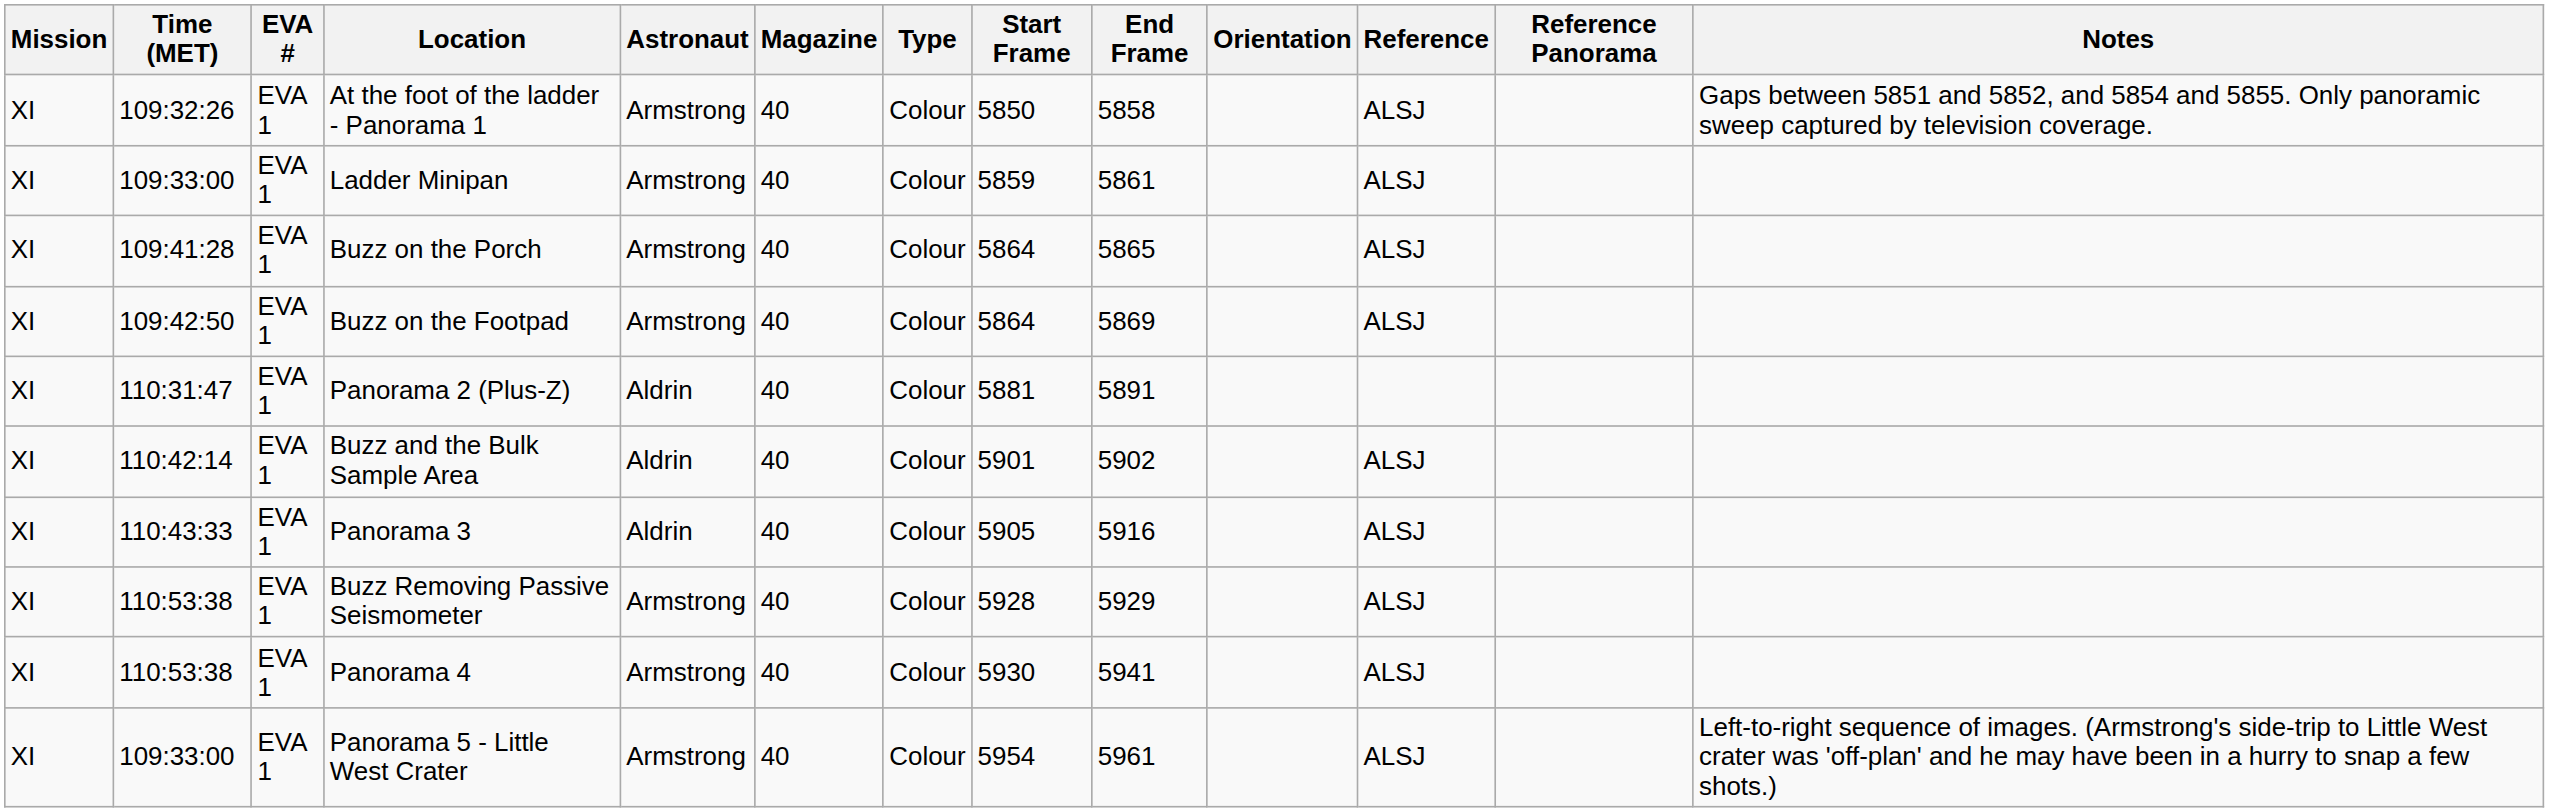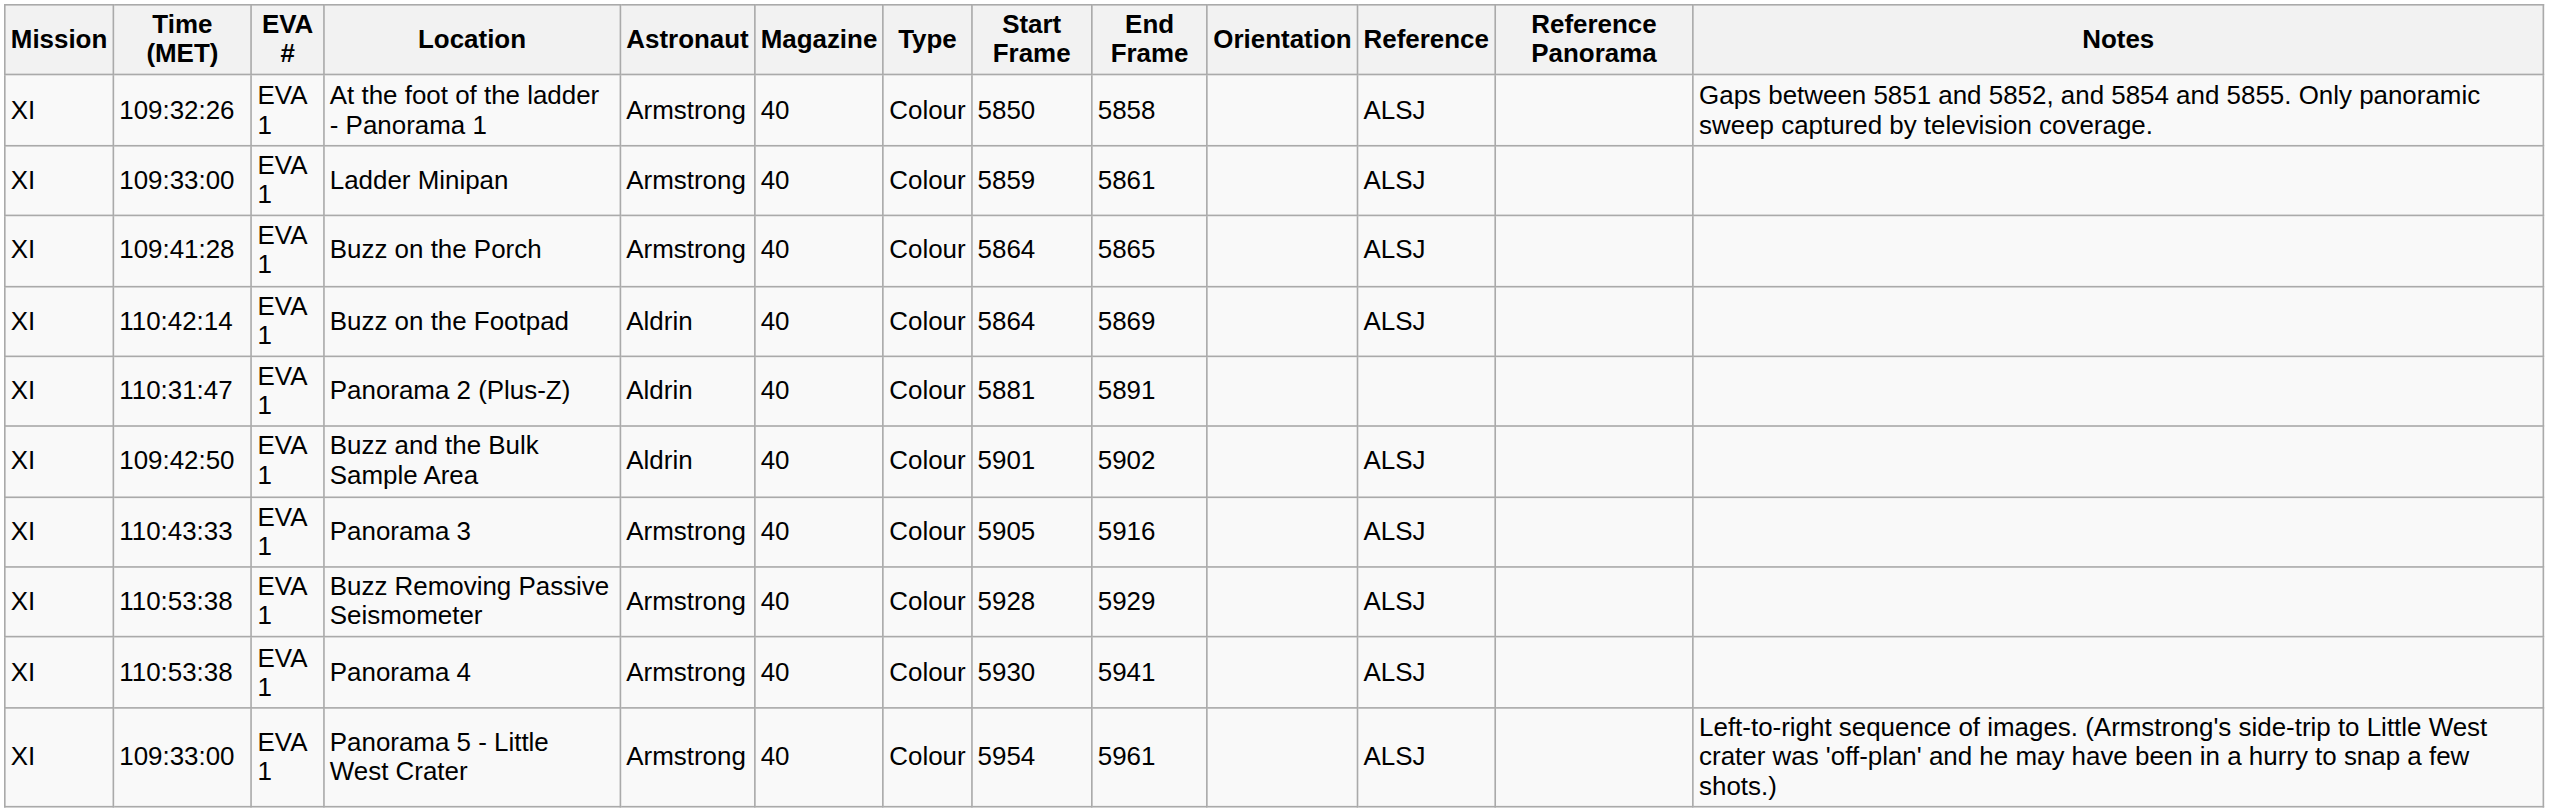(177, 320) 109:42:50 -> (176, 320) 110:42:14
(686, 320) Armstrong -> (659, 320) Aldrin
(176, 461) 110:42:14 -> (177, 461) 109:42:50
(659, 531) Aldrin -> (686, 531) Armstrong
